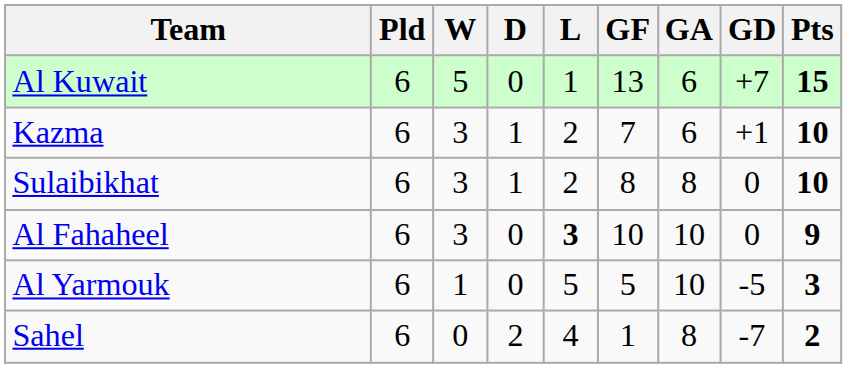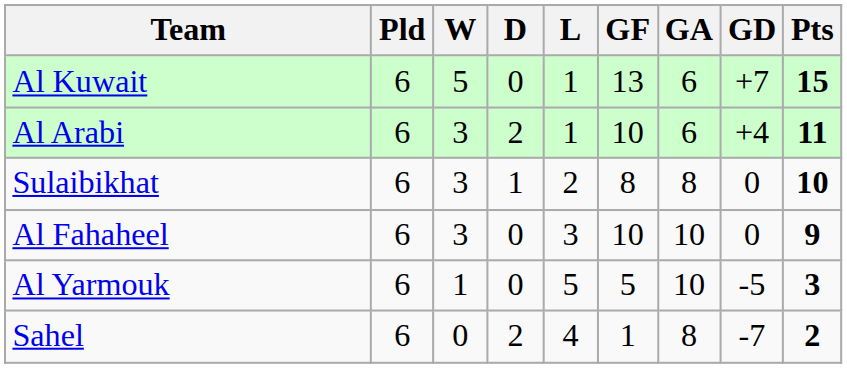+ row: (68, 132)
- row: (58, 132)
(570, 234) bold -> (570, 234) normal
